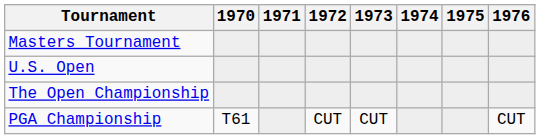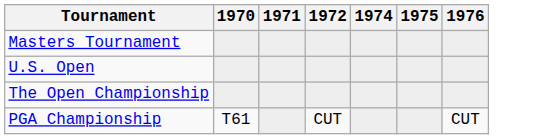- column: (374, 18)
